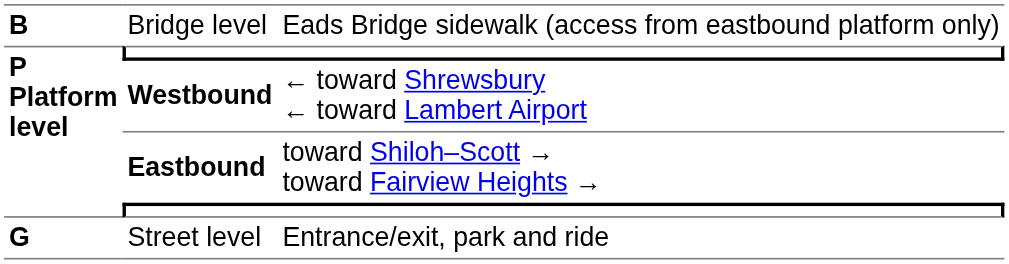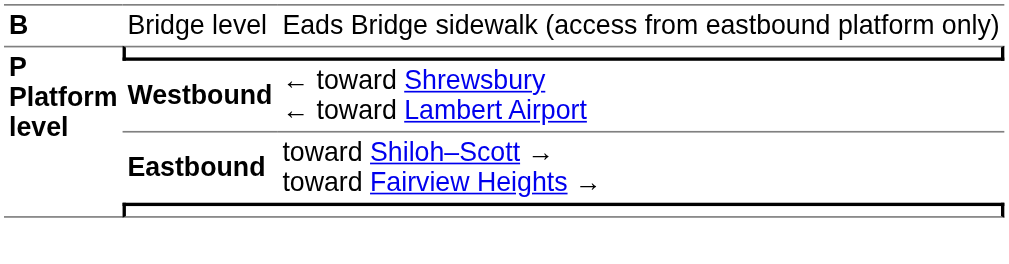- row: (194, 237)
